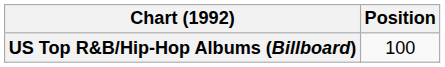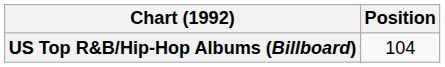(400, 47) 100 -> (400, 47) 104
